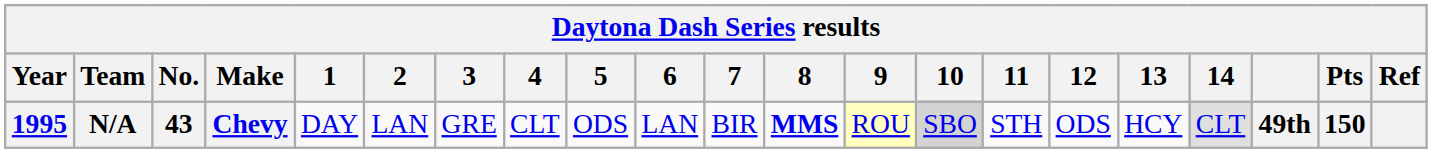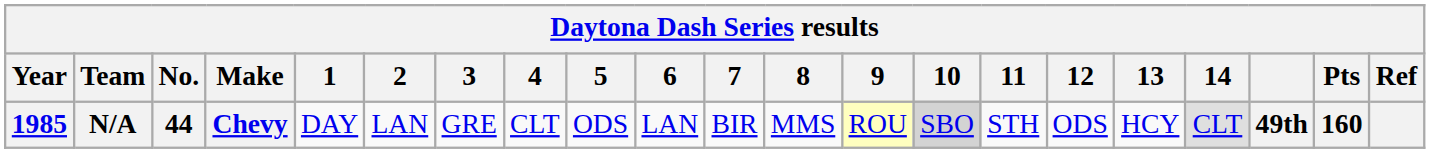(39, 123) 1995 -> (39, 123) 1985
(179, 123) 43 -> (179, 123) 44
(805, 123) bold -> (803, 123) normal
(1345, 123) 150 -> (1342, 123) 160
